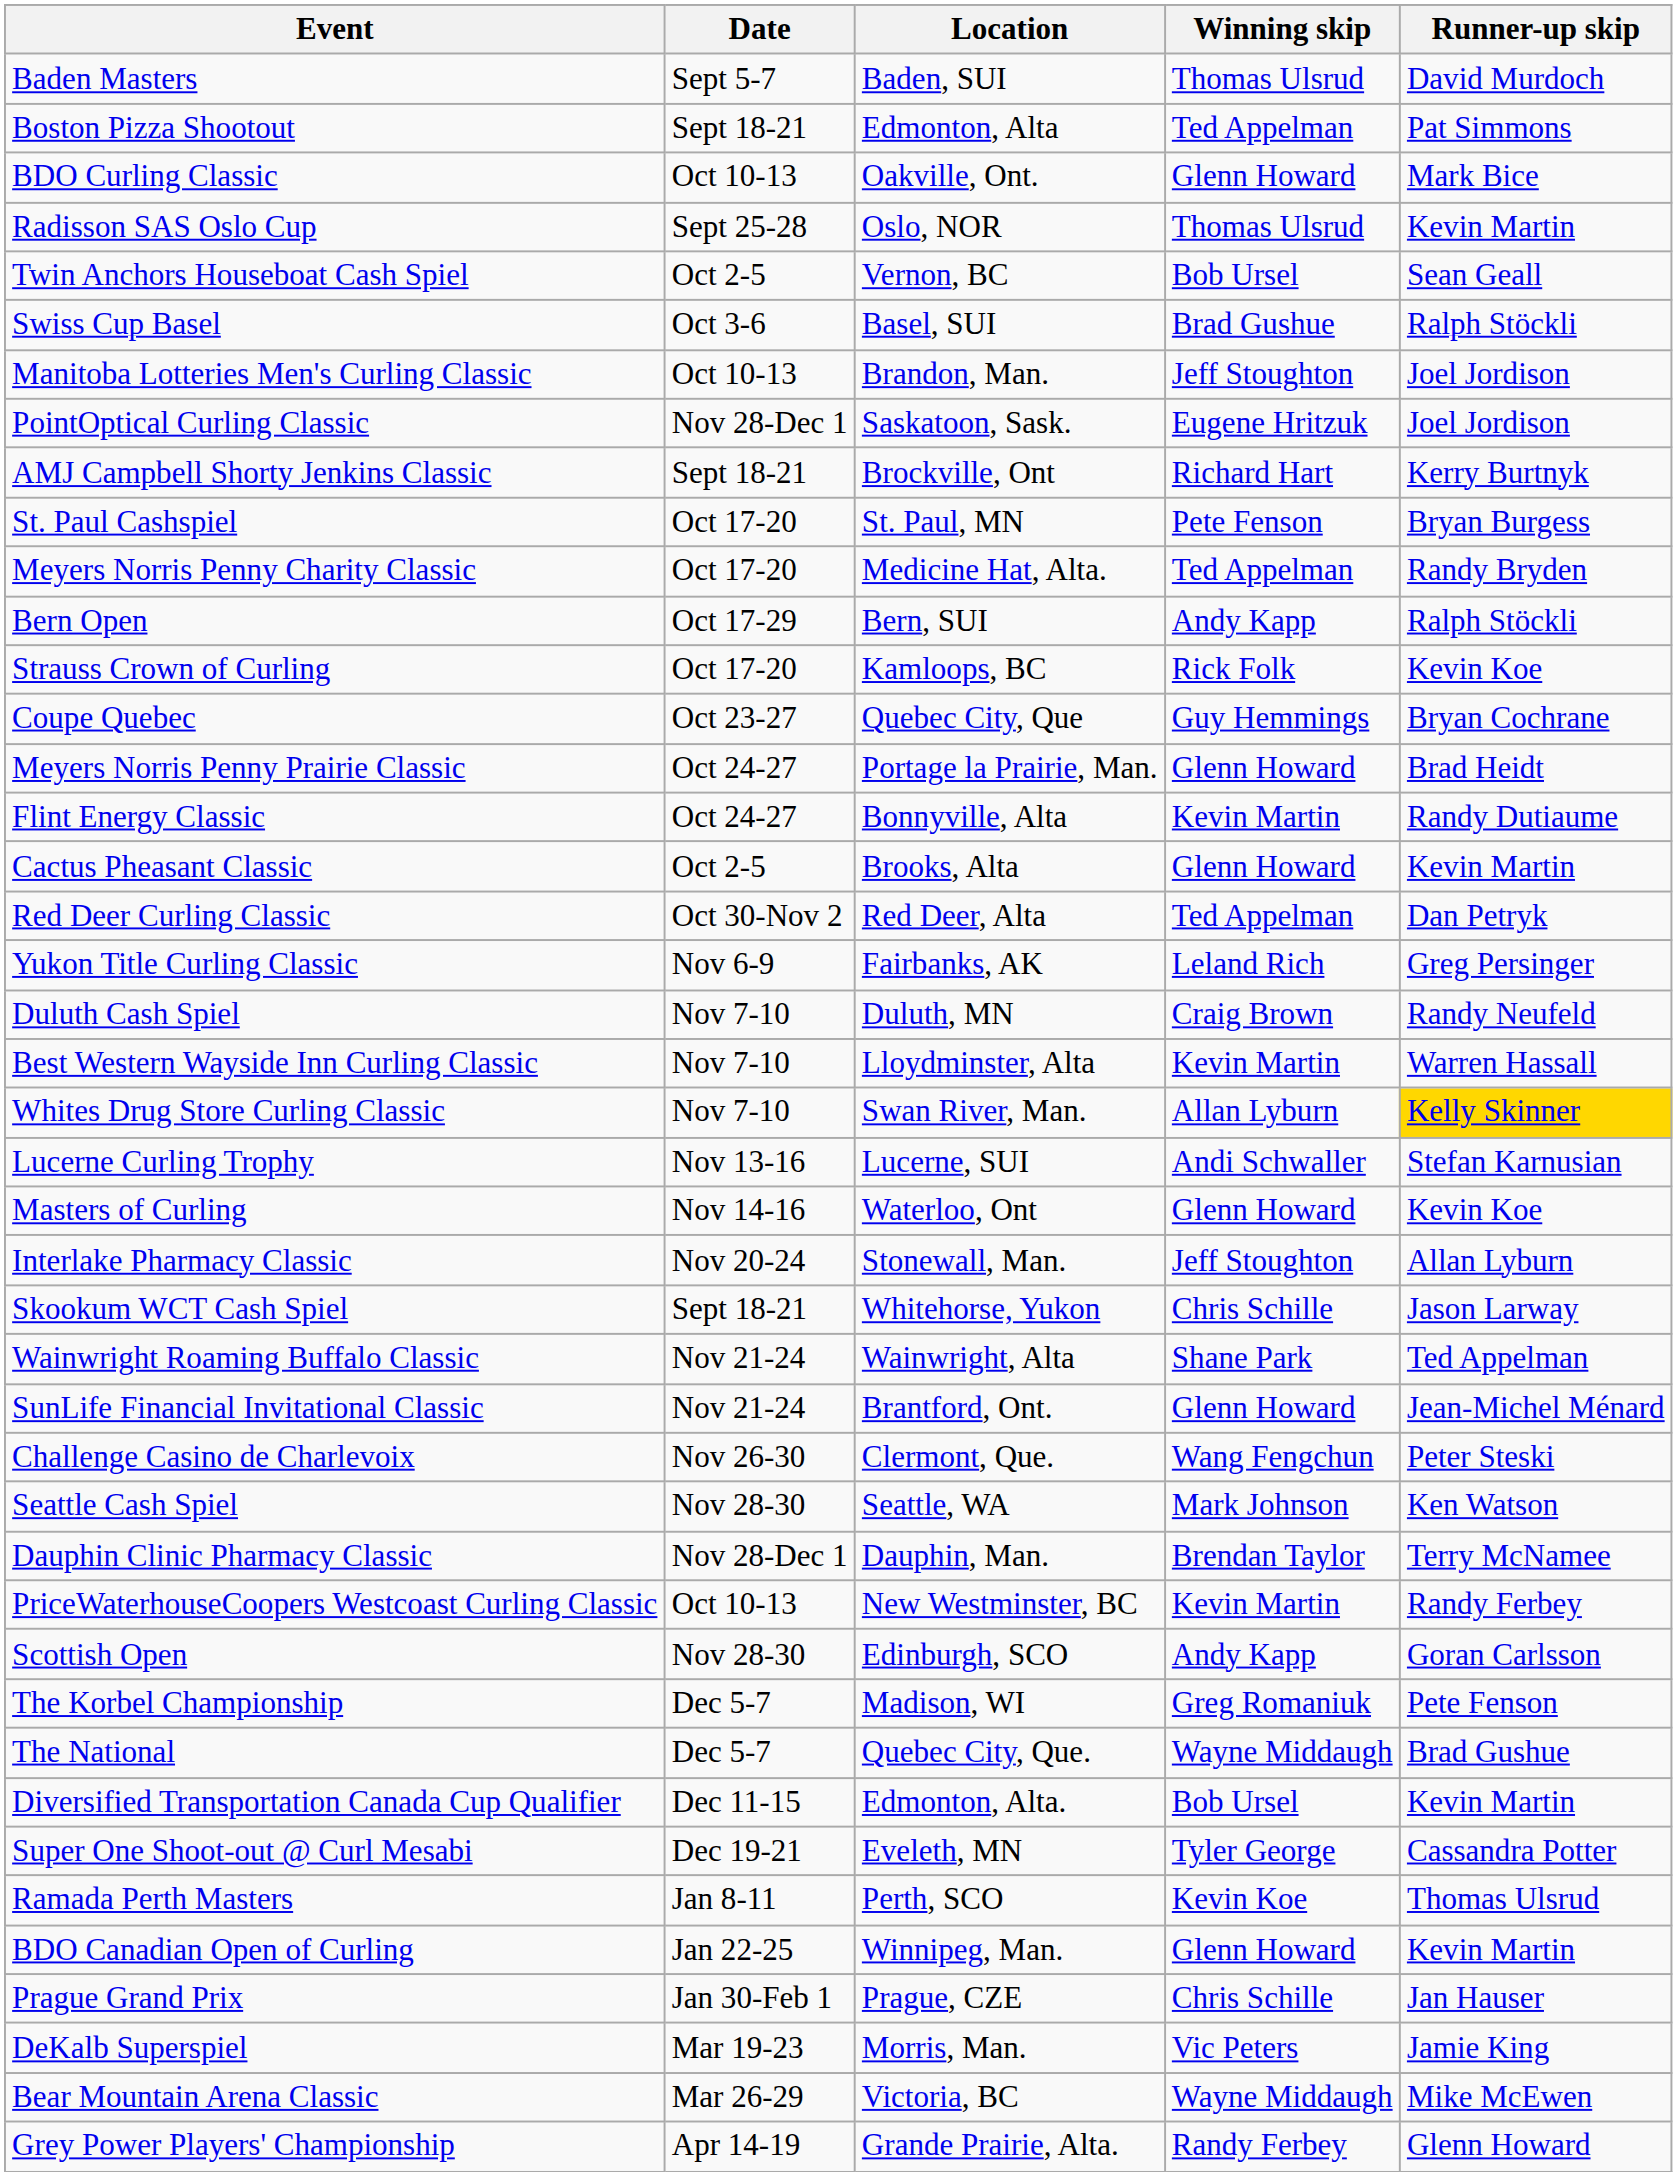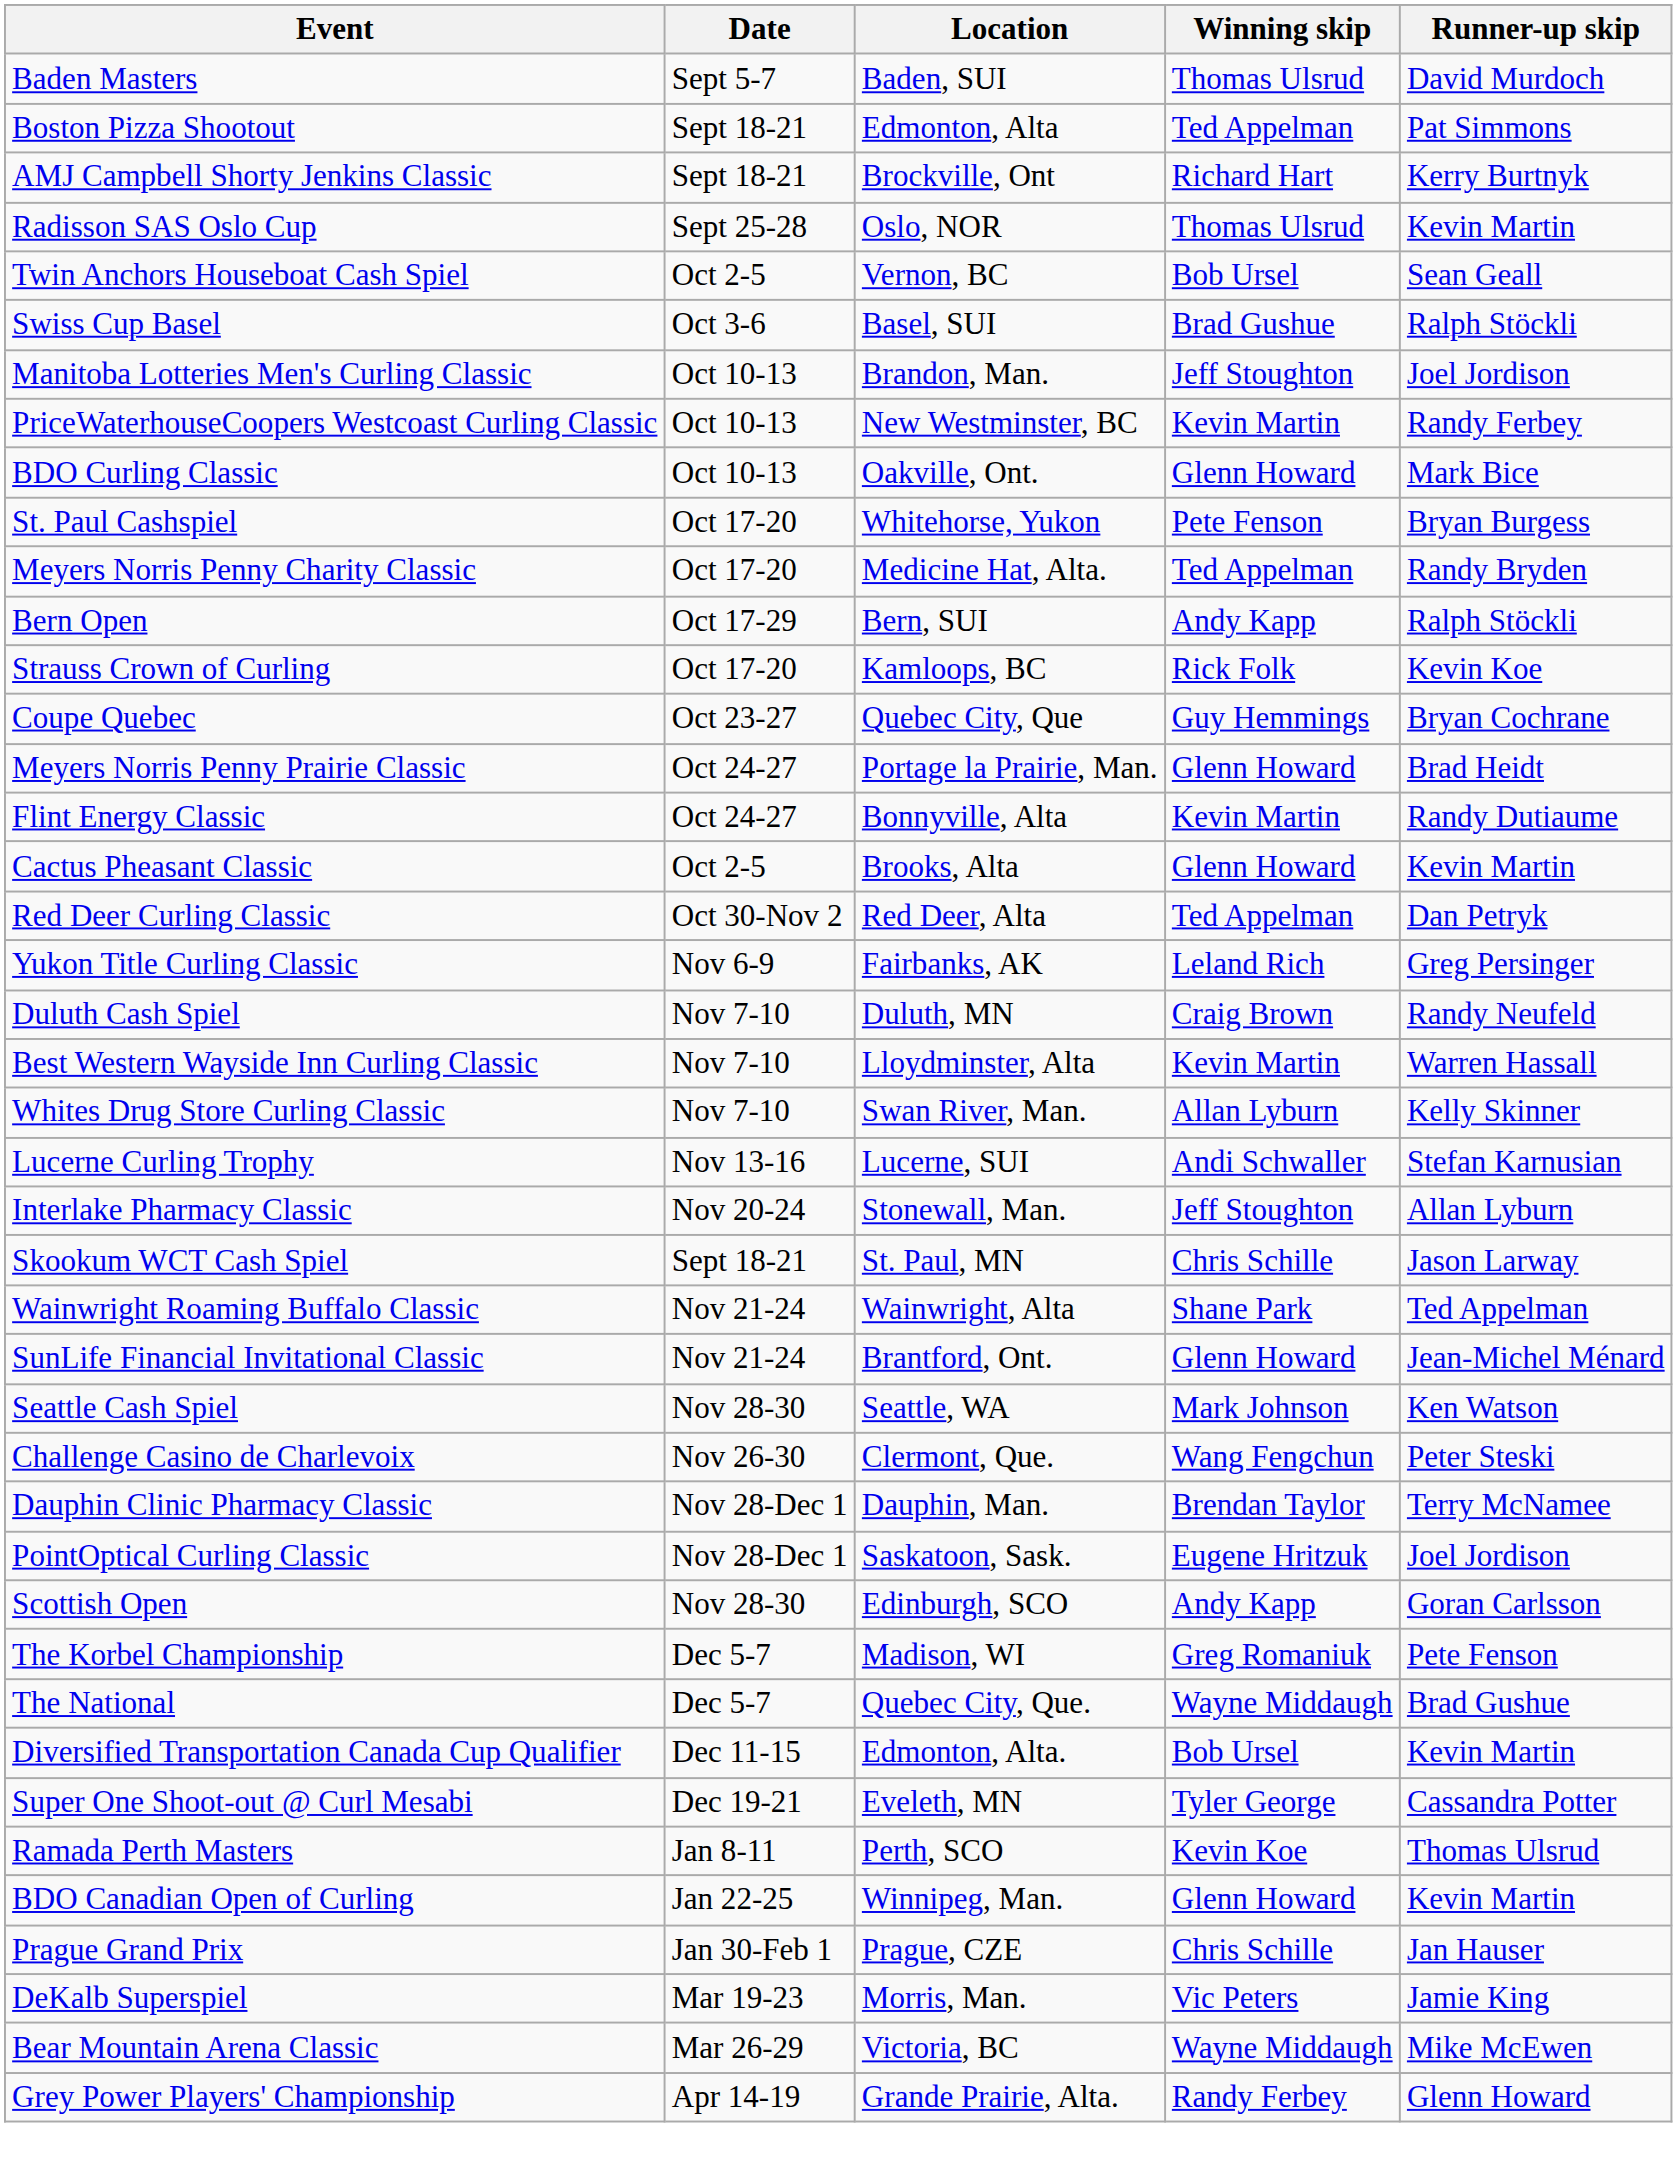rows swapped: (252, 472) <-> (145, 176)
rows swapped: (335, 1604) <-> (191, 422)
(943, 521) St. Paul, MN -> (981, 521) Whitehorse, Yukon
(1494, 1112) gold background -> (1494, 1112) no background
- row: (129, 1210)
(981, 1309) Whitehorse, Yukon -> (943, 1259) St. Paul, MN
rows swapped: (213, 1456) <-> (125, 1505)
